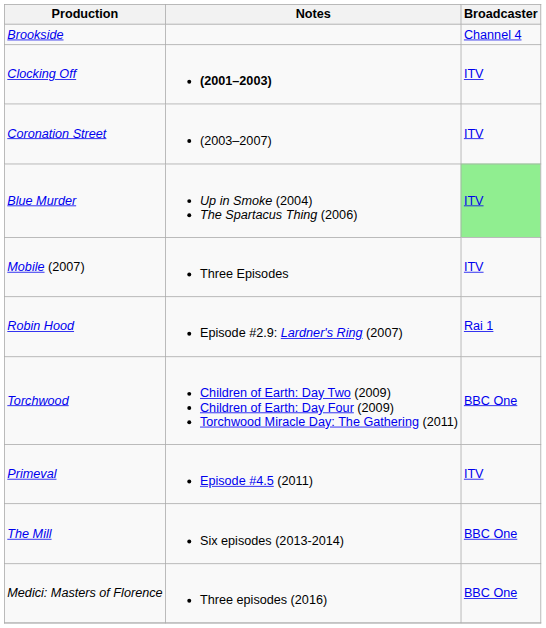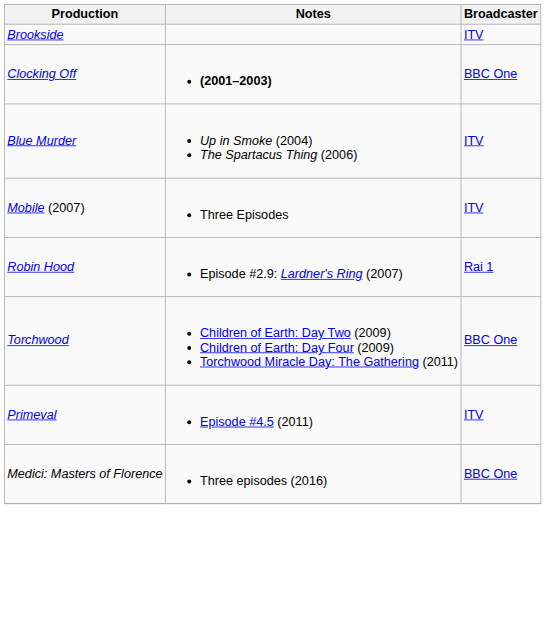(493, 34) Channel 4 -> (474, 34) ITV
(474, 74) ITV -> (491, 74) BBC One
- row: (57, 133)
(474, 200) lightgreen background -> (474, 141) no background
- row: (29, 533)
